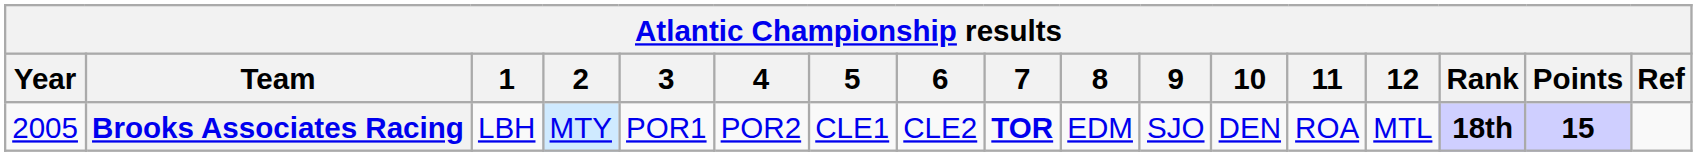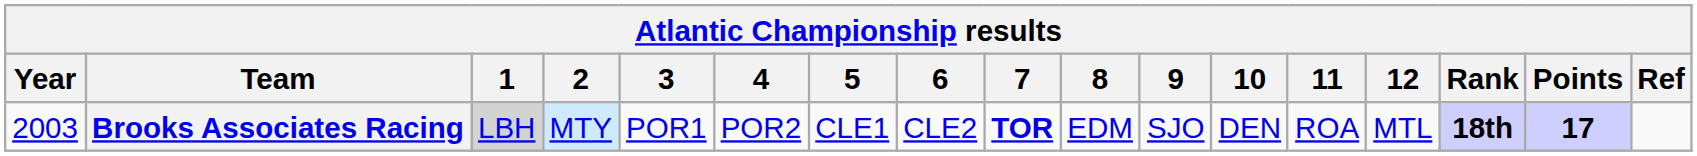(45, 127) 2005 -> (45, 127) 2003
(507, 127) no background -> (507, 127) lightgrey background
(1578, 127) 15 -> (1578, 127) 17
